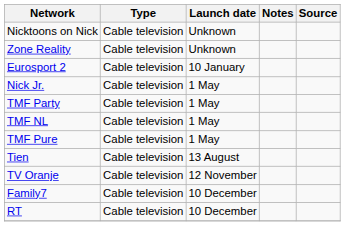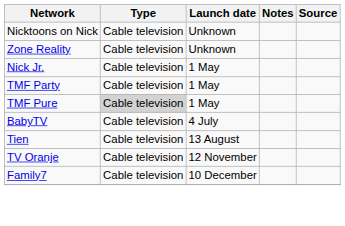- row: (36, 67)
- row: (27, 121)
(143, 139) no background -> (143, 103) lightgrey background
+ row: (27, 121)
- row: (14, 211)
